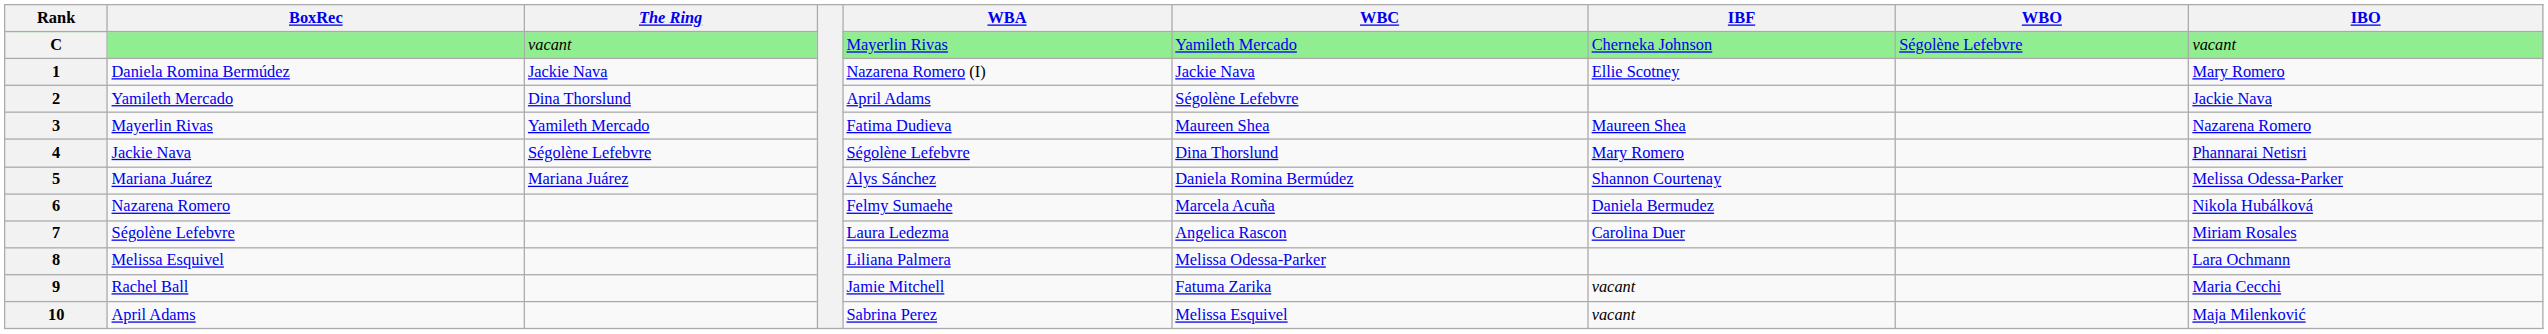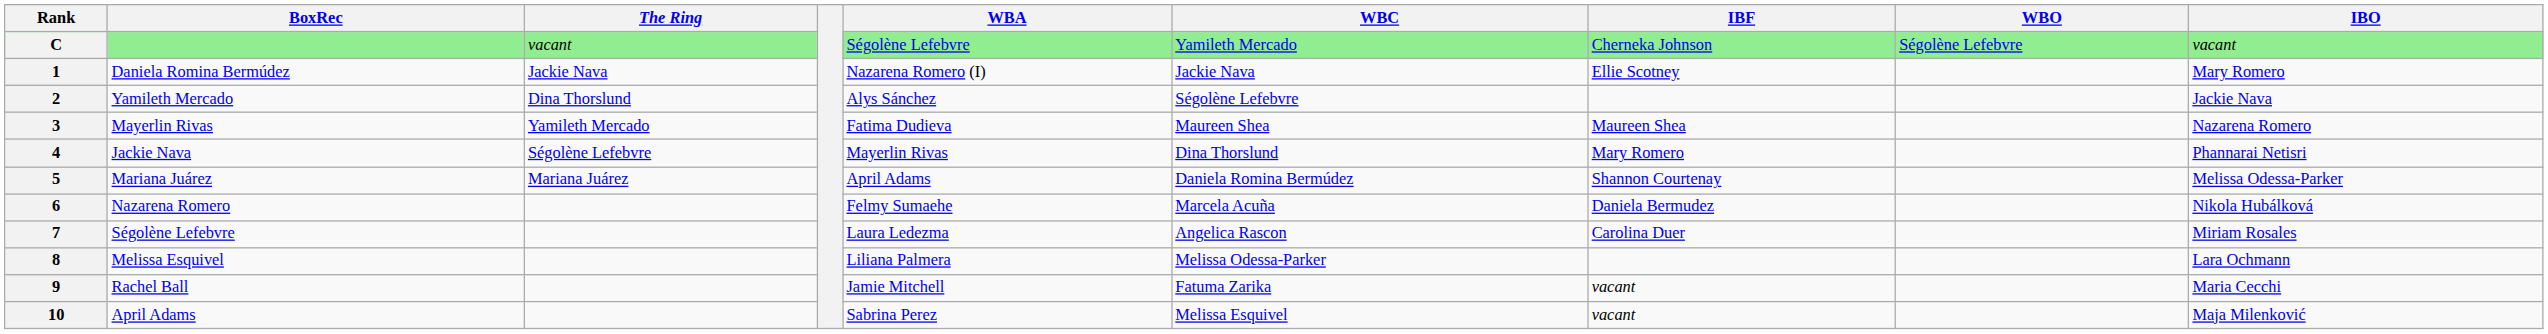(897, 44) Mayerlin Rivas -> (908, 44) Ségolène Lefebvre
(889, 98) April Adams -> (891, 98) Alys Sánchez
(908, 152) Ségolène Lefebvre -> (897, 152) Mayerlin Rivas
(891, 179) Alys Sánchez -> (889, 179) April Adams
